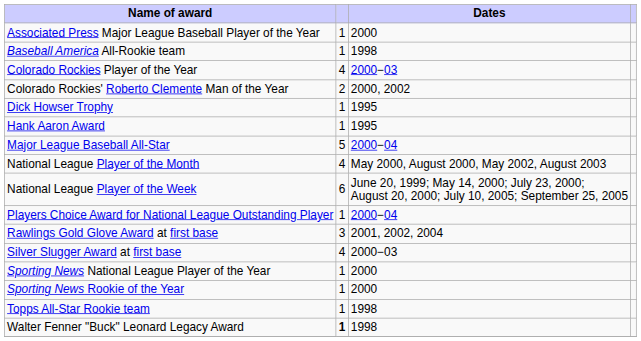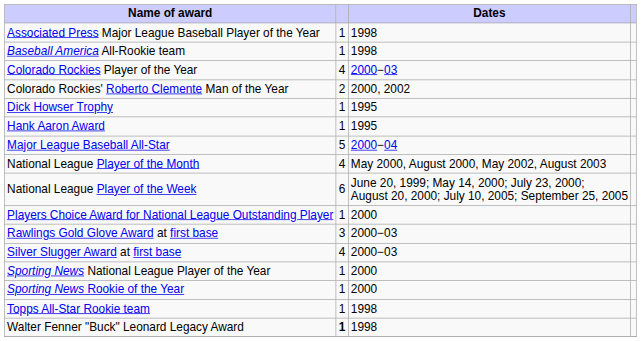(364, 32) 2000 -> (364, 32) 1998
(374, 214) 2000−04 -> (364, 214) 2000
(397, 233) 2001, 2002, 2004 -> (374, 233) 2000−03
